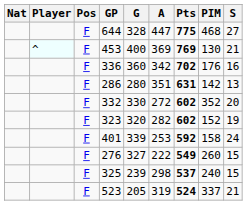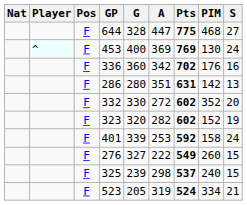(233, 49) 21 -> (233, 49) 24
(211, 191) 337 -> (211, 191) 334
